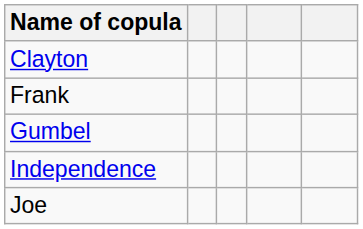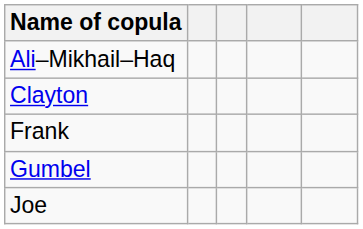+ row: (93, 59)
- row: (83, 168)
